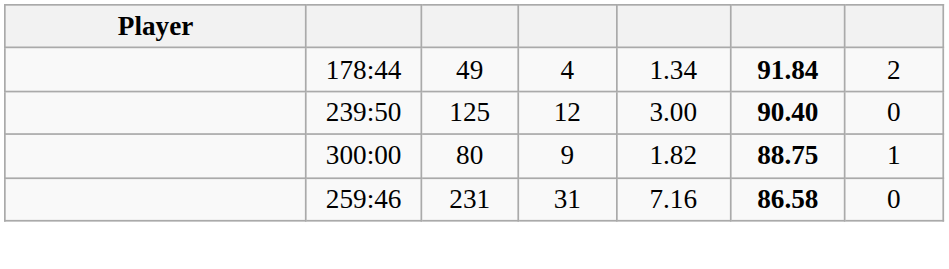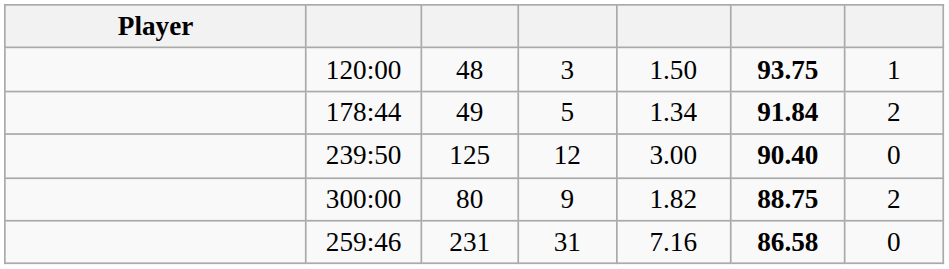+ row: (364, 69)
(567, 69) 4 -> (567, 112) 5
(894, 155) 1 -> (894, 198) 2
